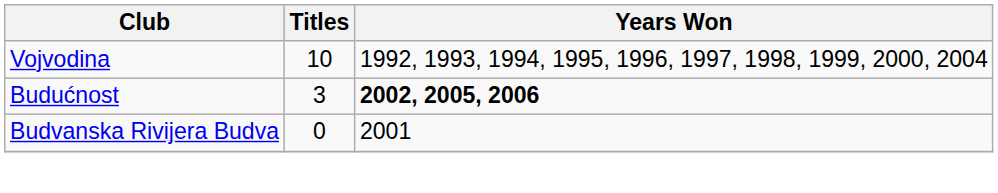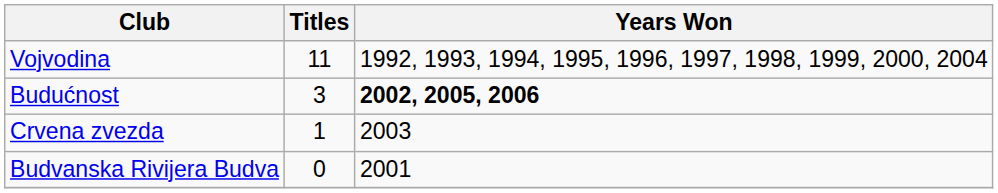(319, 59) 10 -> (319, 59) 11
+ row: (87, 132)
